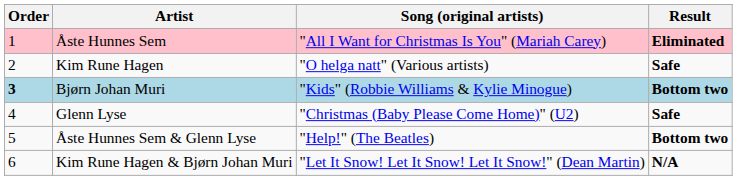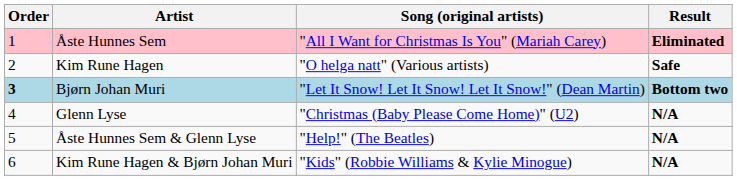(436, 89) "Kids" (Robbie Williams & Kylie Minogue) -> (472, 89) "Let It Snow! Let It Snow! Let It Snow!" (Dean Martin)
(666, 114) Safe -> (665, 114) N/A
(690, 138) Bottom two -> (665, 138) N/A
(472, 162) "Let It Snow! Let It Snow! Let It Snow!" (Dean Martin) -> (436, 162) "Kids" (Robbie Williams & Kylie Minogue)
